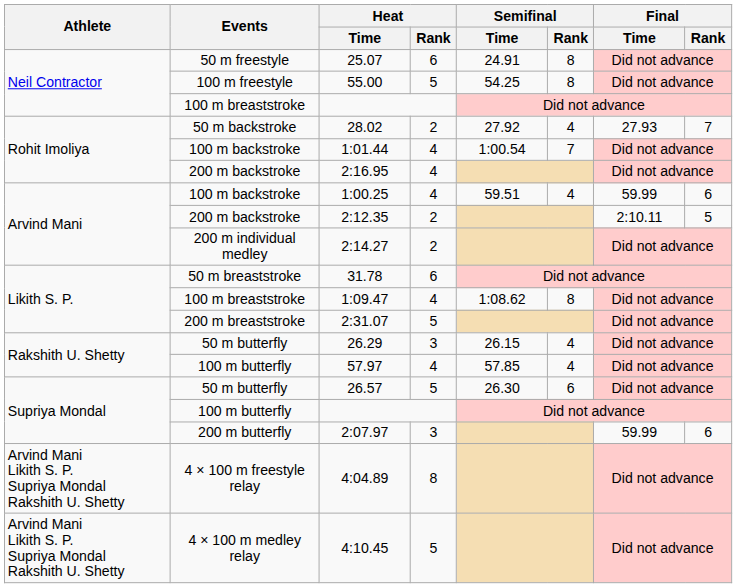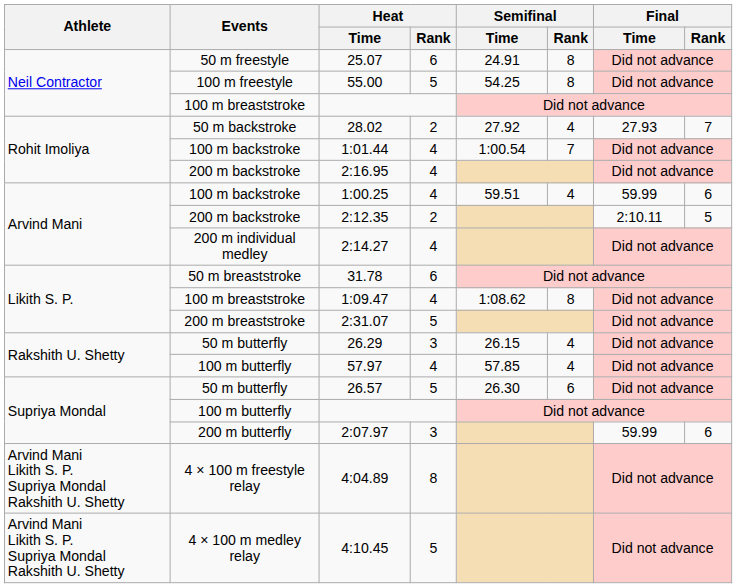(433, 247) 2 -> (433, 247) 4
